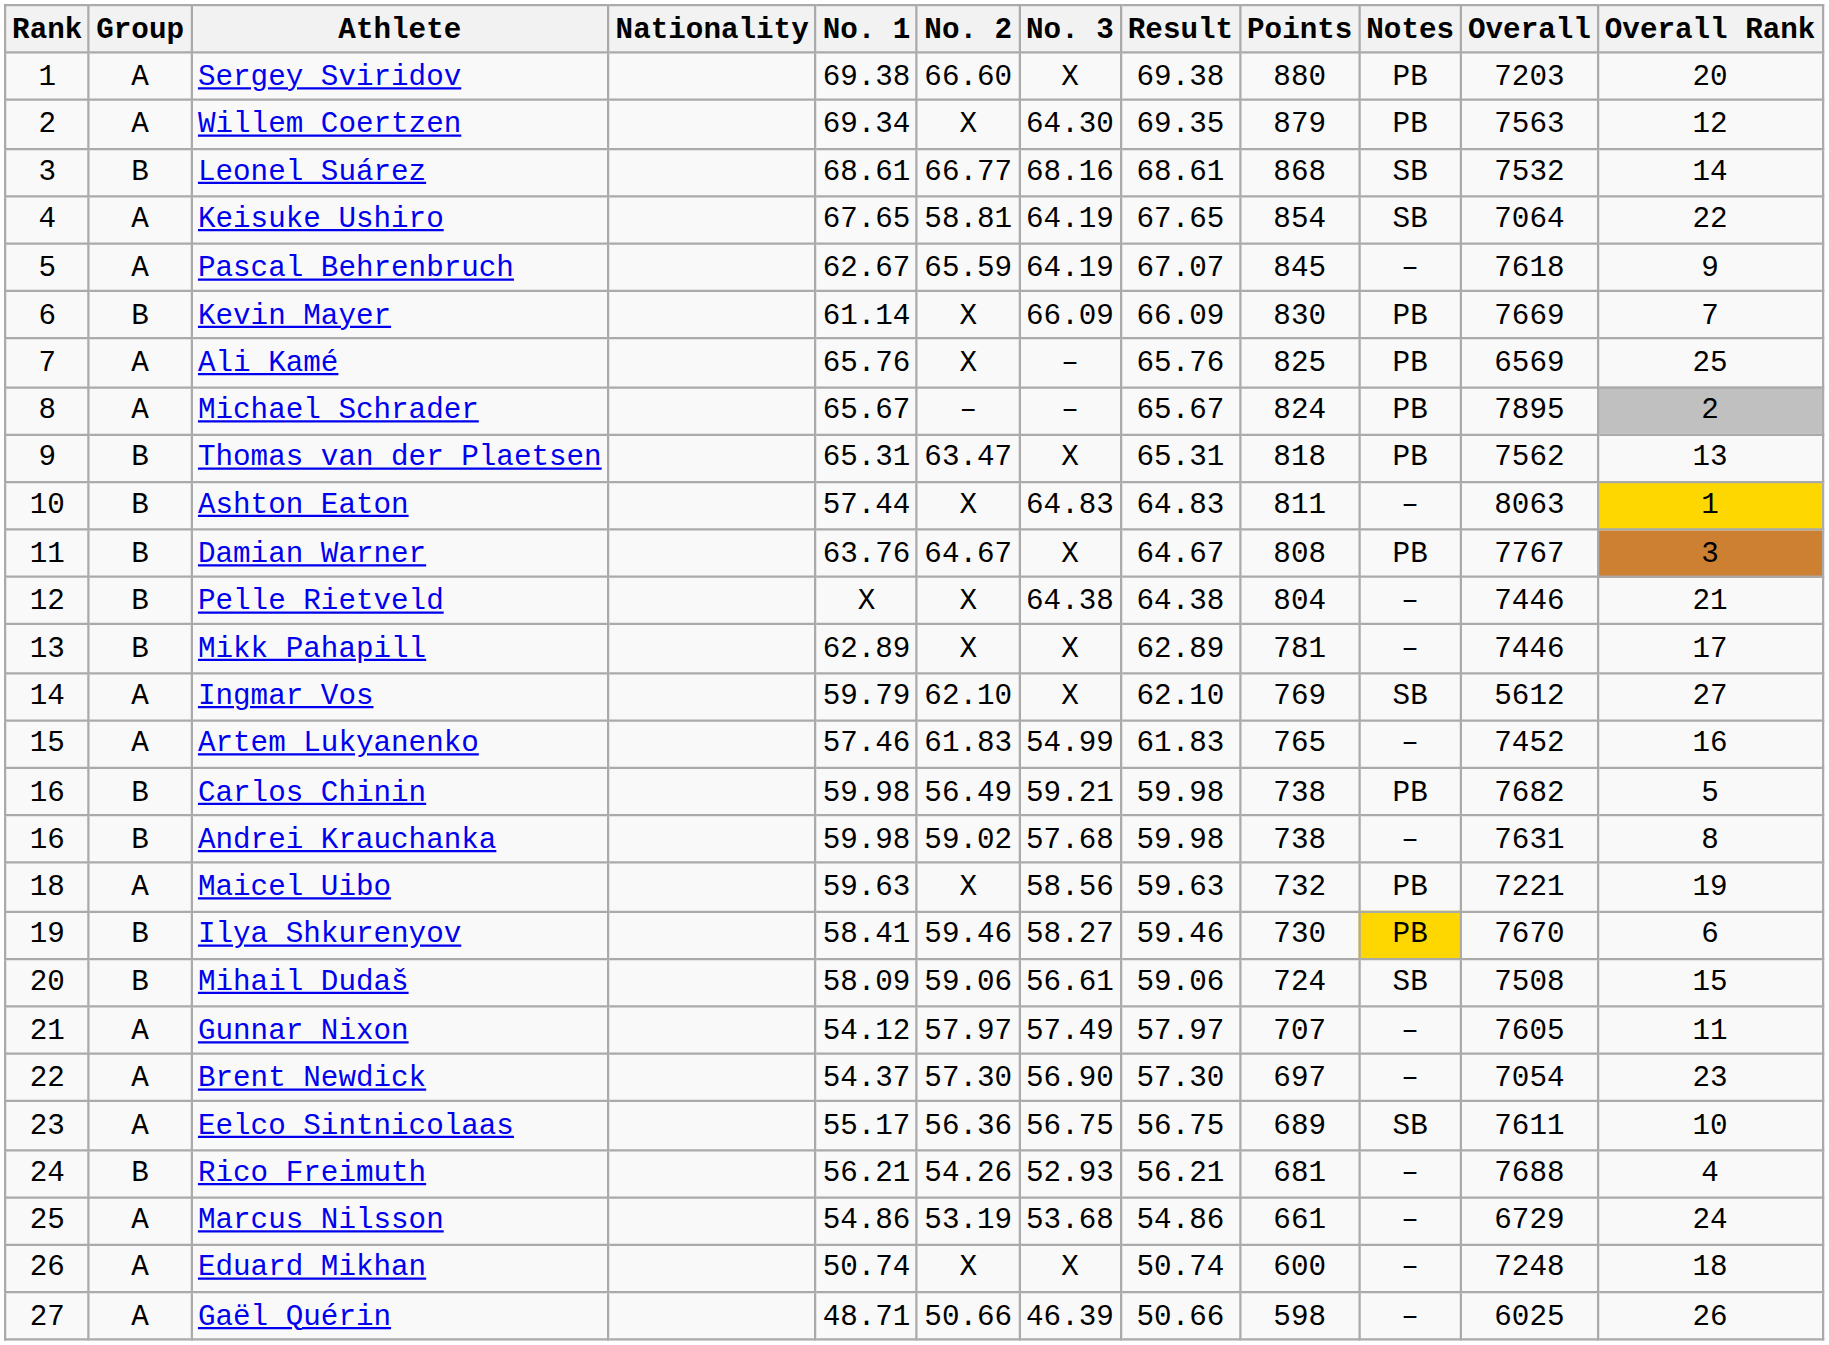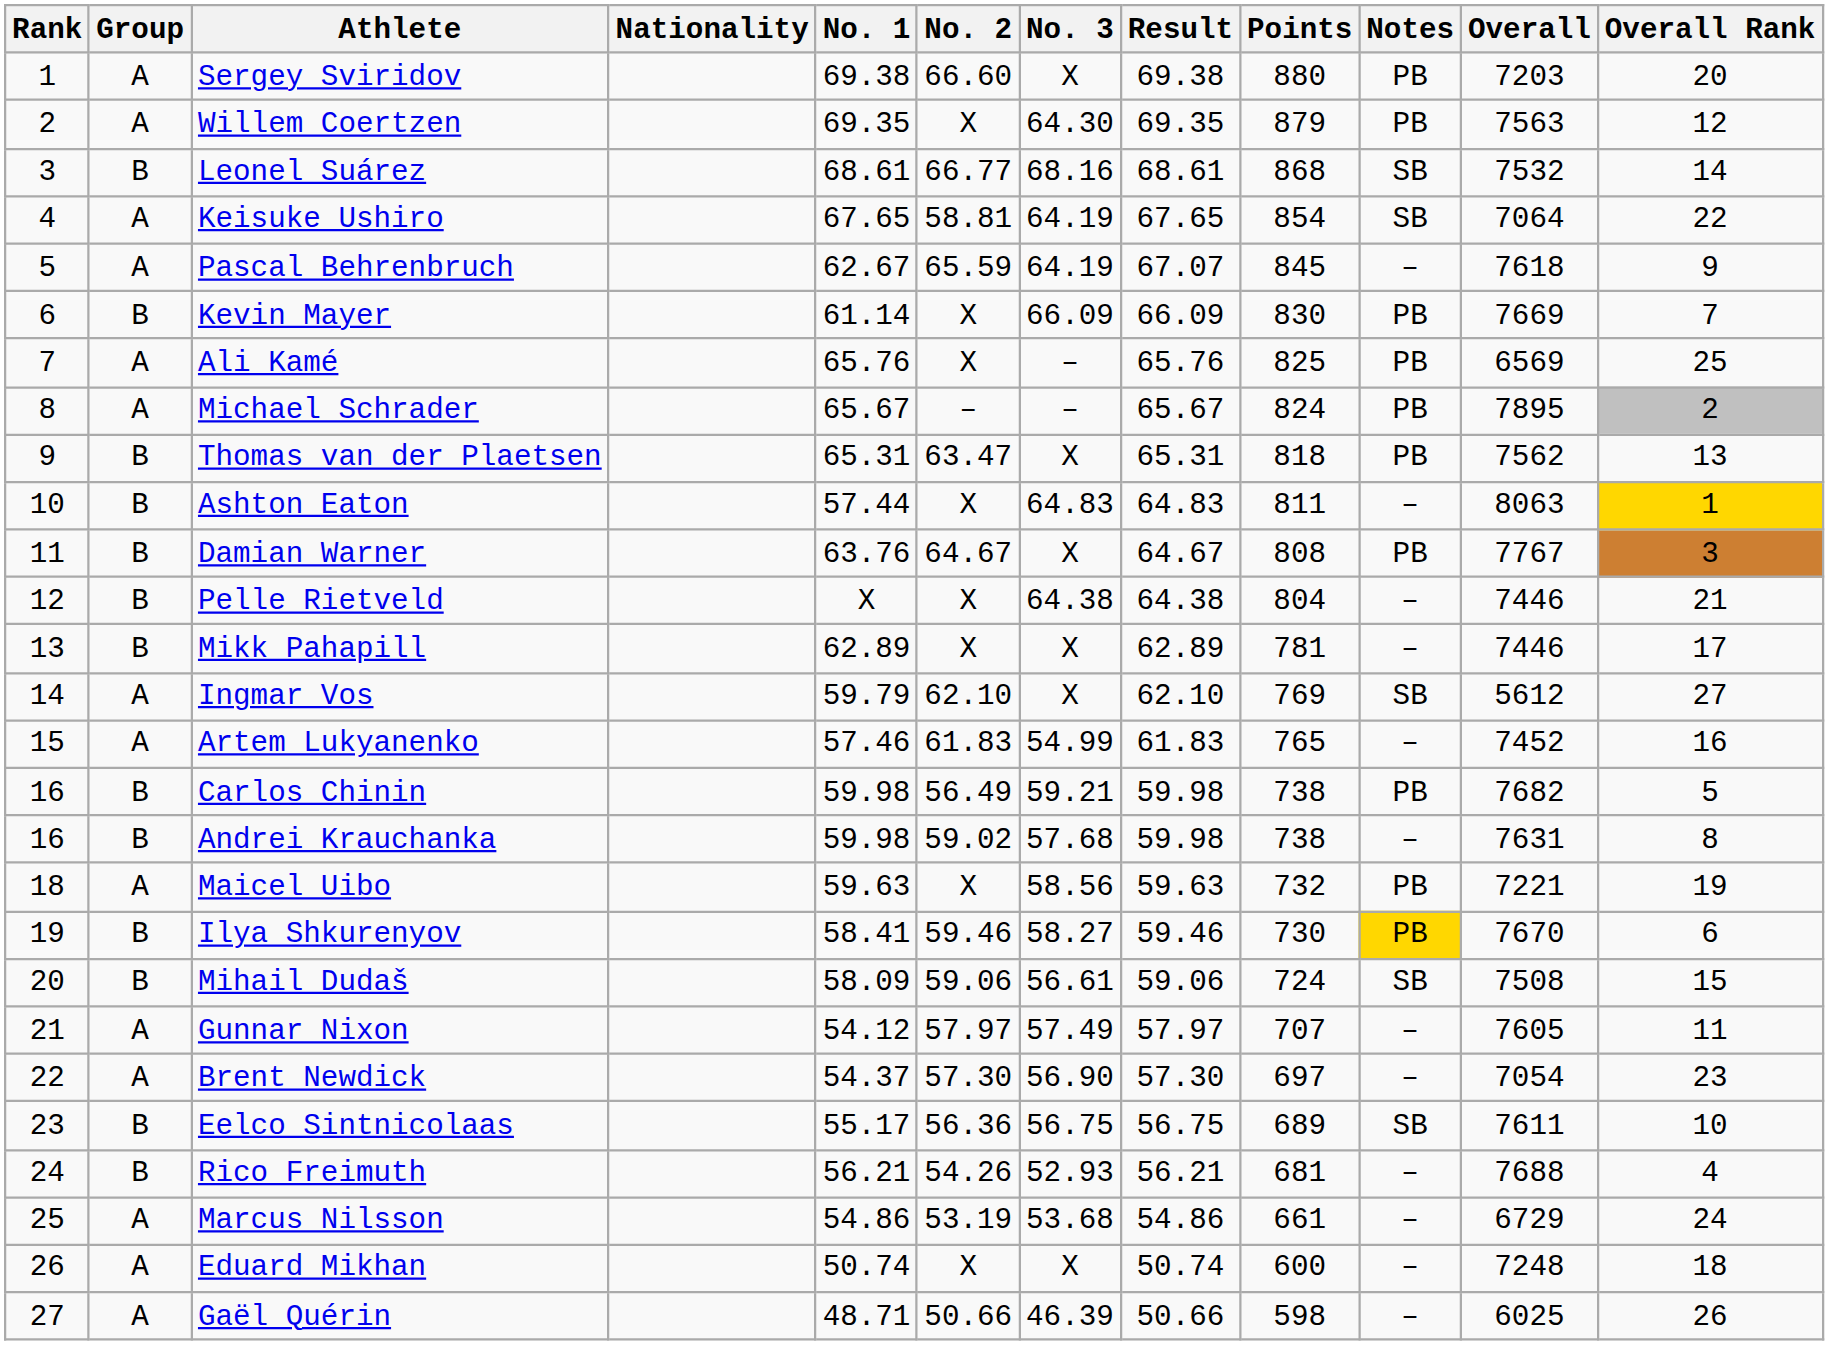(867, 124) 69.34 -> (867, 124) 69.35
(140, 1125) A -> (140, 1125) B
